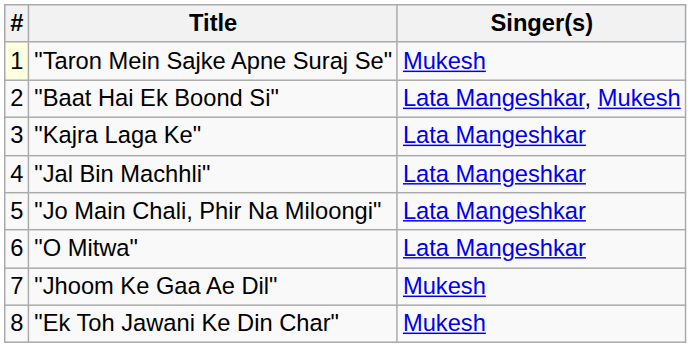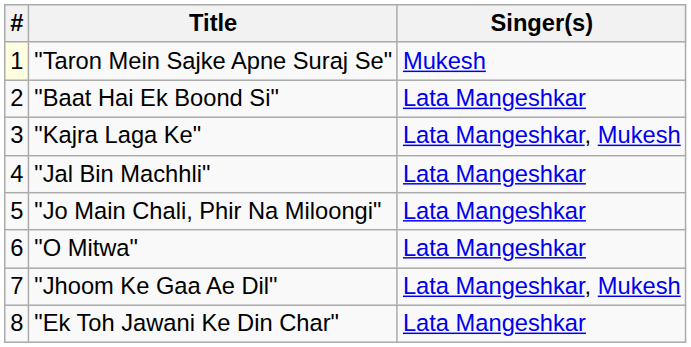(542, 98) Lata Mangeshkar, Mukesh -> (494, 98) Lata Mangeshkar
(494, 135) Lata Mangeshkar -> (542, 135) Lata Mangeshkar, Mukesh
(444, 286) Mukesh -> (542, 286) Lata Mangeshkar, Mukesh
(444, 323) Mukesh -> (494, 323) Lata Mangeshkar
